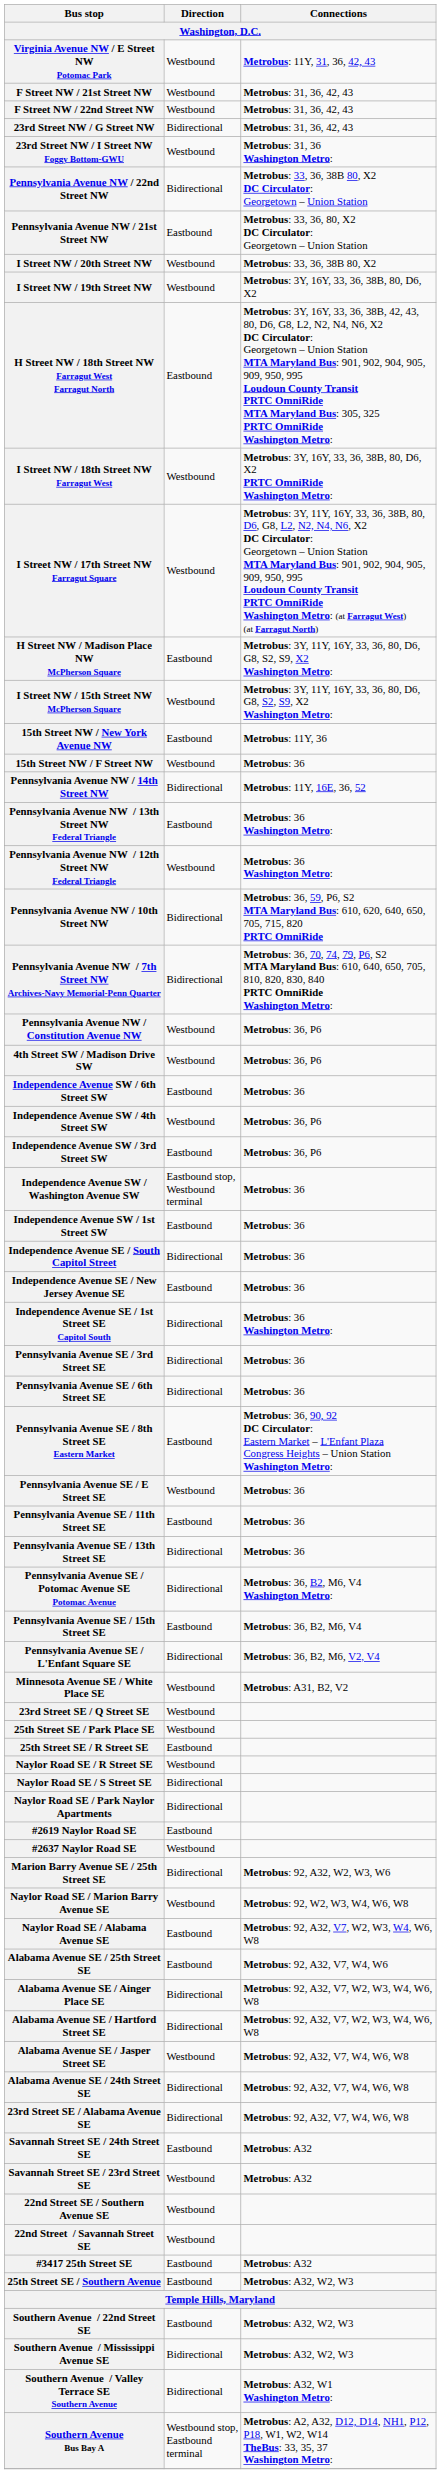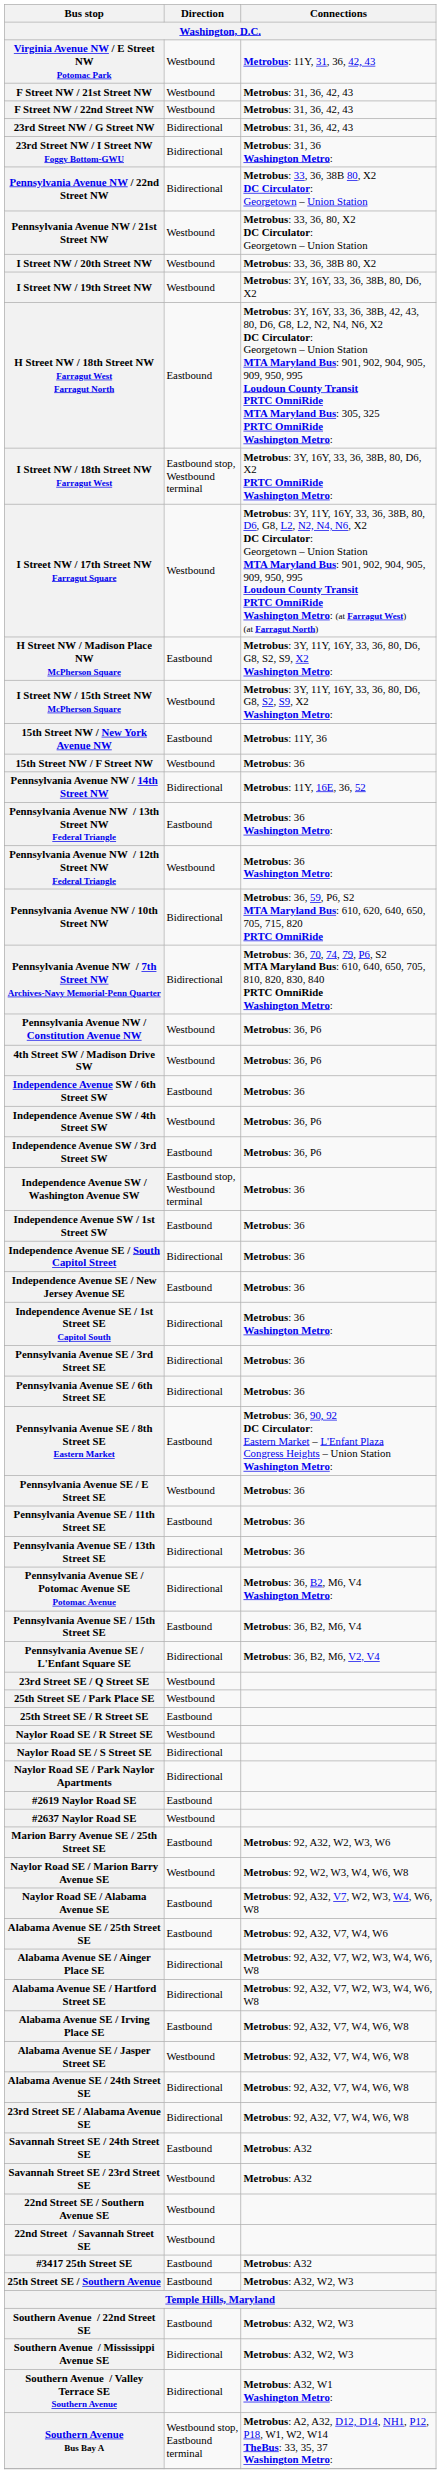(191, 152) Westbound -> (195, 152) Bidirectional
(189, 232) Eastbound -> (191, 232) Westbound
(191, 476) Westbound -> (201, 476) Eastbound stop, Westbound terminal
- row: (84, 1687)
(195, 1873) Bidirectional -> (189, 1842) Eastbound
+ row: (84, 2026)
